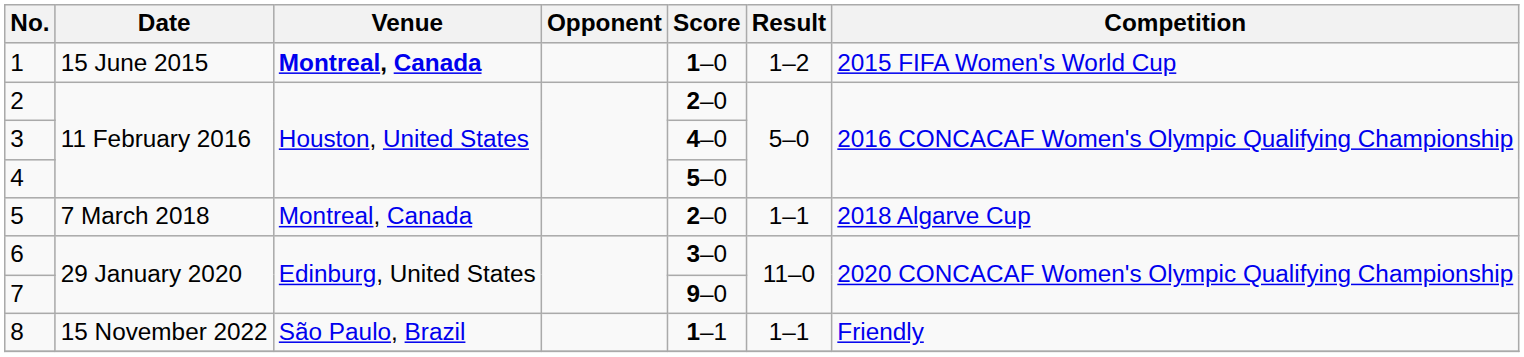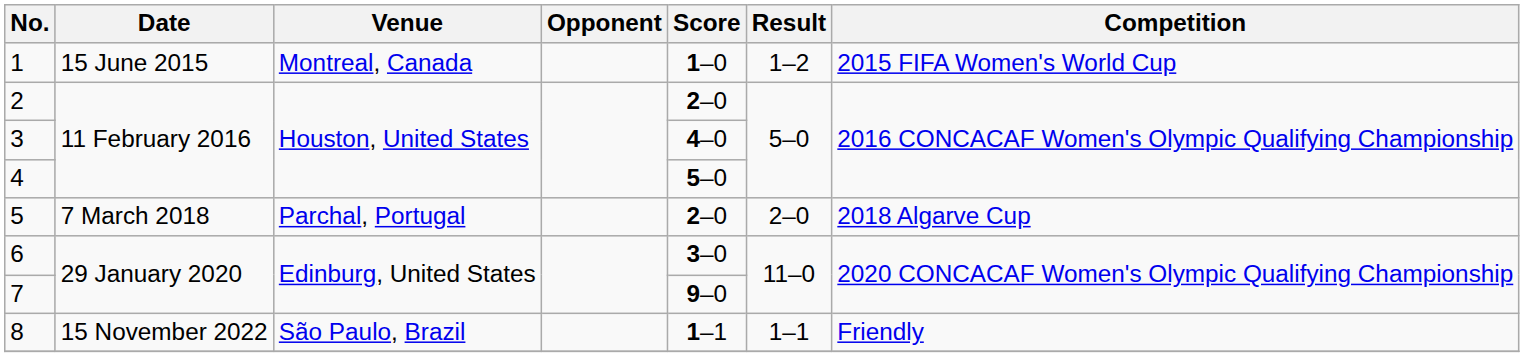(380, 62) bold -> (375, 62) normal
(375, 216) Montreal, Canada -> (372, 216) Parchal, Portugal
(789, 216) 1–1 -> (789, 216) 2–0
